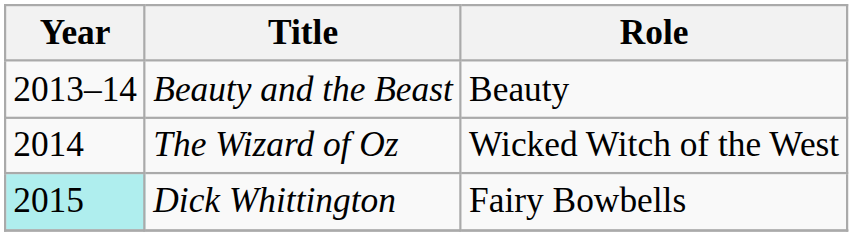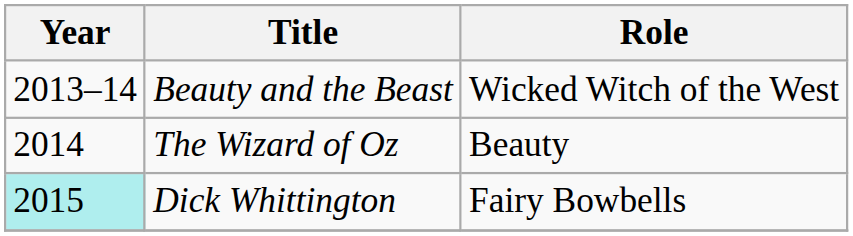(519, 88) Beauty -> (654, 88) Wicked Witch of the West
(654, 144) Wicked Witch of the West -> (519, 144) Beauty
